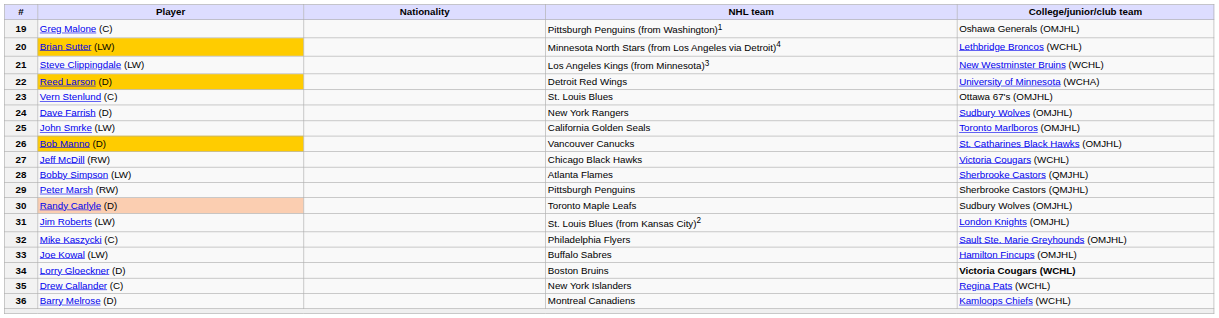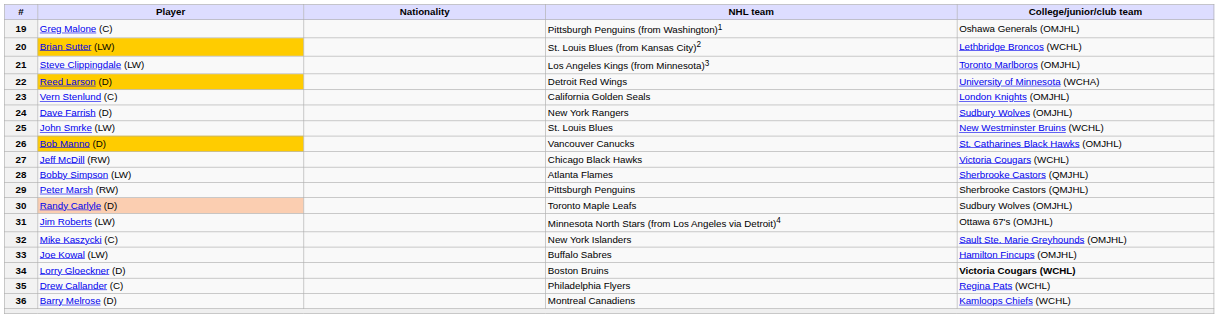(664, 47) Minnesota North Stars (from Los Angeles via Detroit)4 -> (624, 47) St. Louis Blues (from Kansas City)2
(1031, 65) New Westminster Bruins (WCHL) -> (1020, 65) Toronto Marlboros (OMJHL)
(580, 97) St. Louis Blues -> (599, 97) California Golden Seals
(1006, 97) Ottawa 67's (OMJHL) -> (1014, 97) London Knights (OMJHL)
(599, 128) California Golden Seals -> (580, 128) St. Louis Blues
(1020, 128) Toronto Marlboros (OMJHL) -> (1031, 128) New Westminster Bruins (WCHL)
(624, 222) St. Louis Blues (from Kansas City)2 -> (664, 222) Minnesota North Stars (from Los Angeles via Detroit)4
(1014, 222) London Knights (OMJHL) -> (1006, 222) Ottawa 67's (OMJHL)
(589, 239) Philadelphia Flyers -> (590, 239) New York Islanders
(590, 285) New York Islanders -> (589, 285) Philadelphia Flyers
